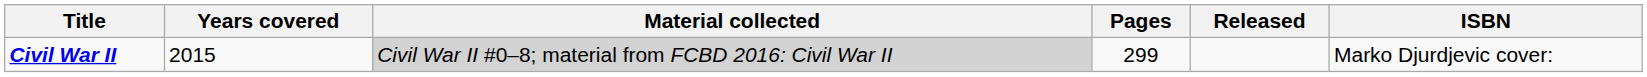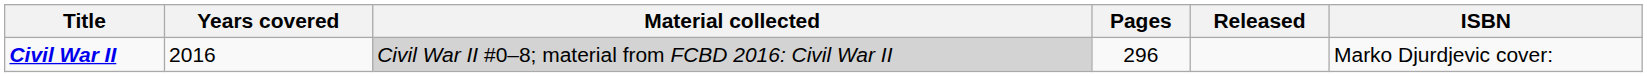(192, 54) 2015 -> (192, 54) 2016
(1141, 54) 299 -> (1141, 54) 296
